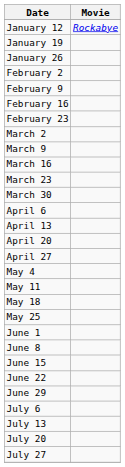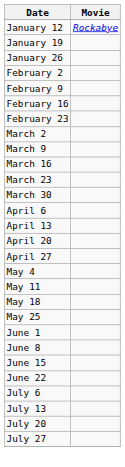- row: (26, 393)
